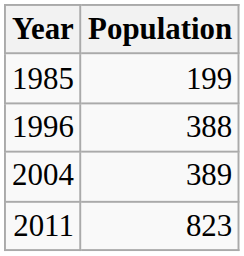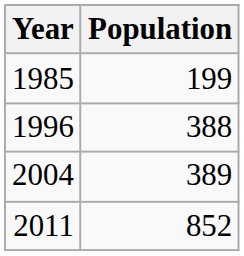(209, 224) 823 -> (209, 224) 852
